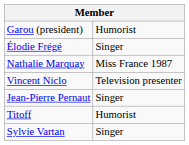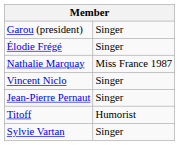(116, 30) Humorist -> (109, 30) Singer
(139, 81) Television presenter -> (109, 81) Singer
